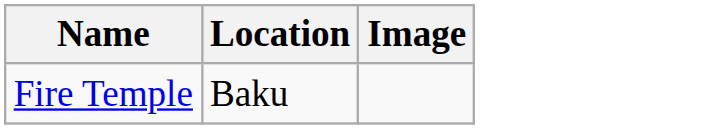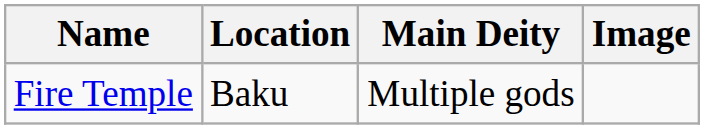+ column: (471, 33)
